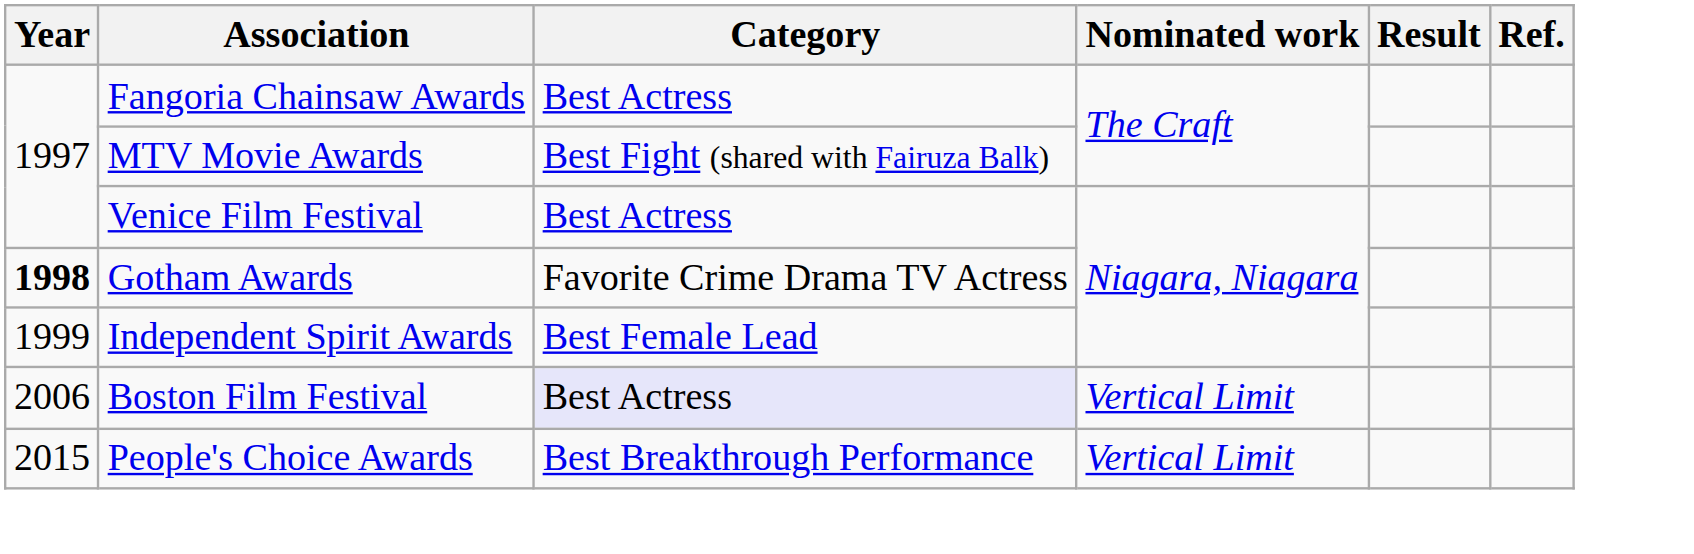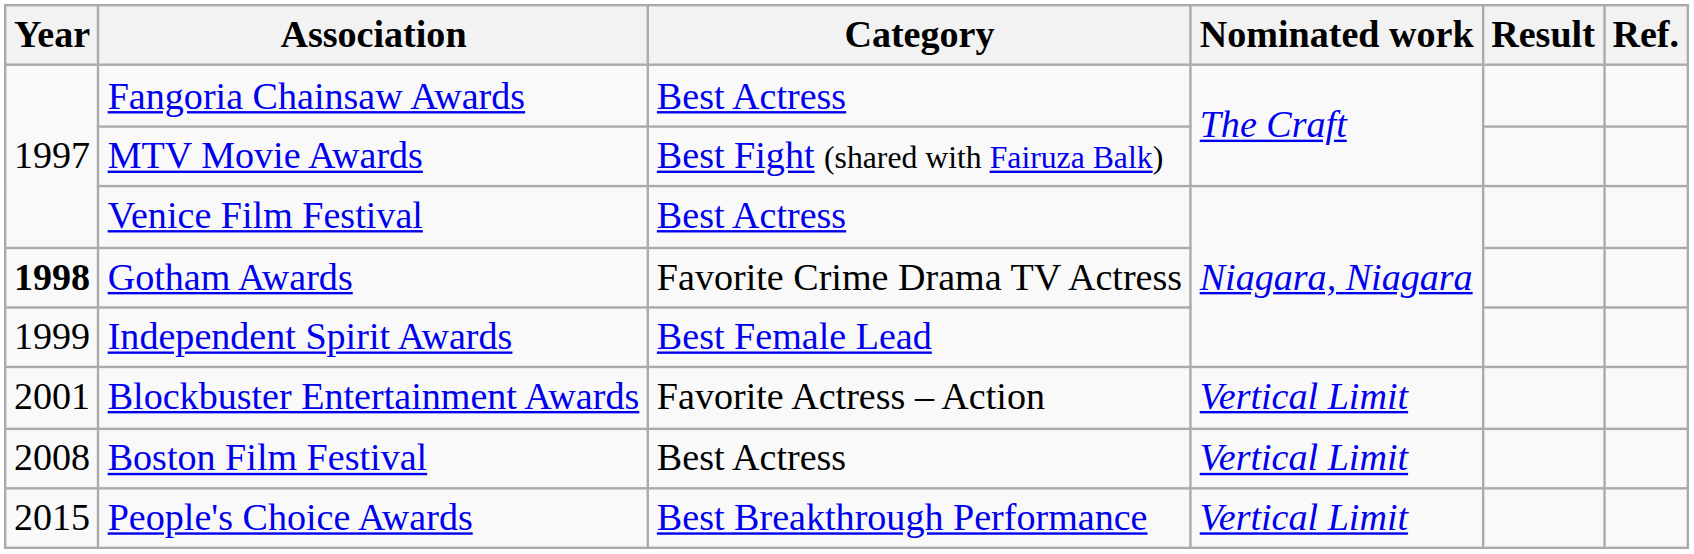+ row: (373, 397)
(52, 397) 2006 -> (52, 457) 2008
(637, 397) lavender background -> (752, 457) no background
